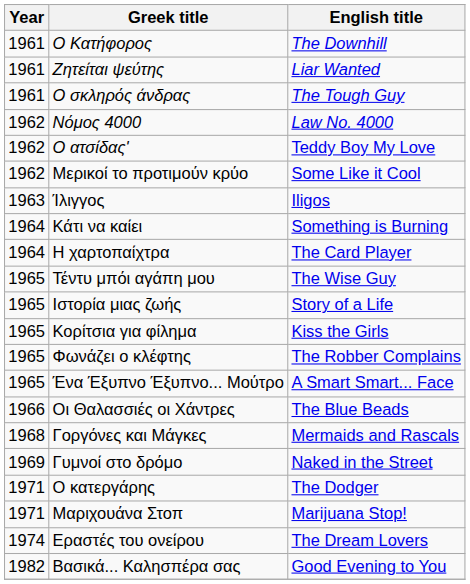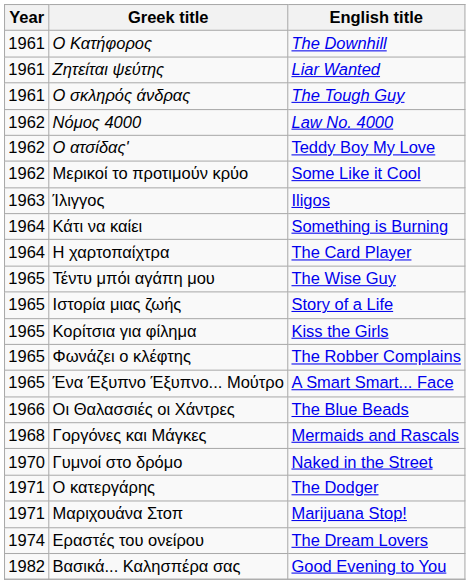(27, 461) 1969 -> (27, 461) 1970
